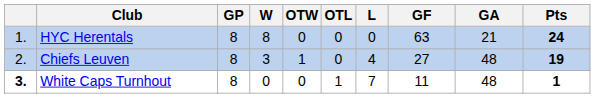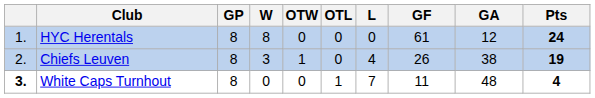(422, 37) 63 -> (422, 37) 61
(489, 37) 21 -> (489, 37) 12
(422, 59) 27 -> (422, 59) 26
(489, 59) 48 -> (489, 59) 38
(556, 81) 1 -> (556, 81) 4
